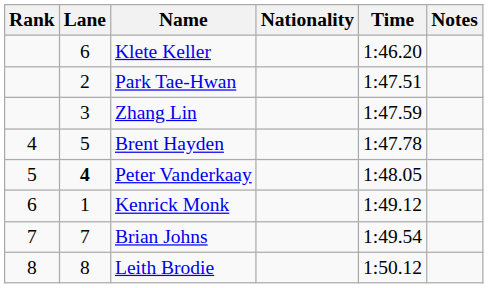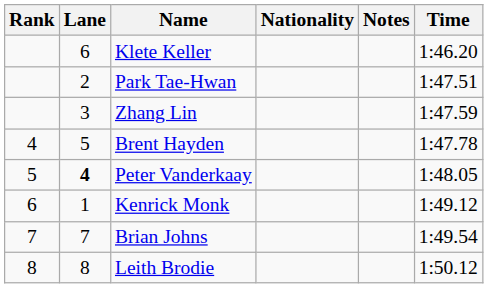columns swapped: (393, 19) <-> (454, 19)
